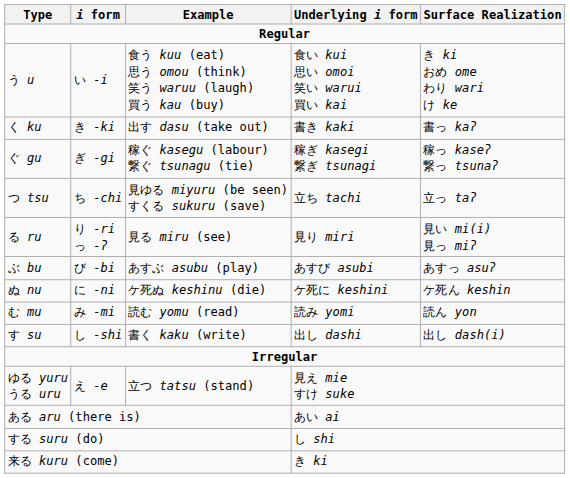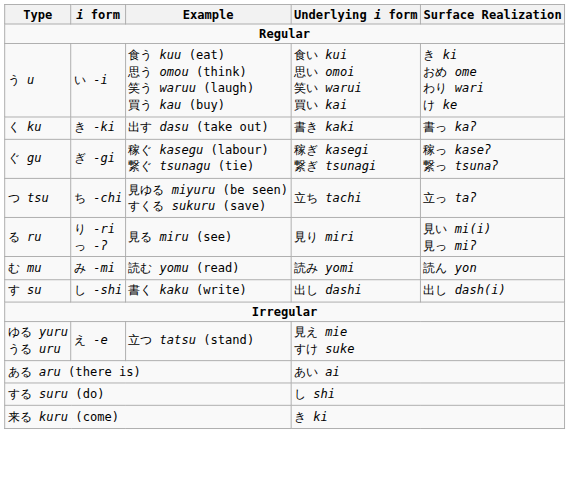- row: (24, 268)
- row: (24, 290)
